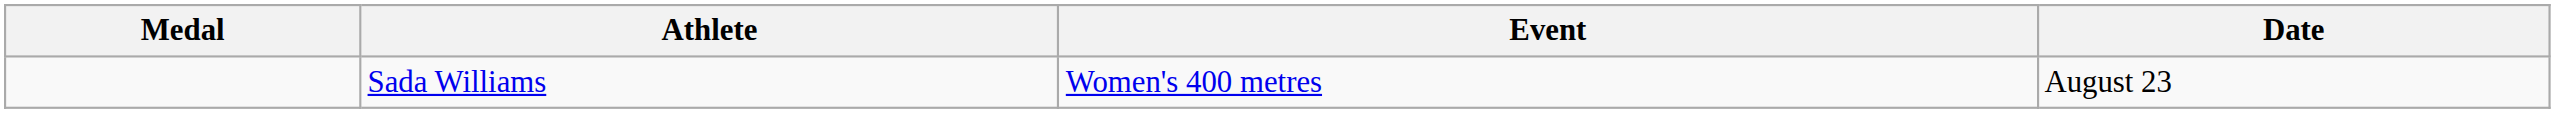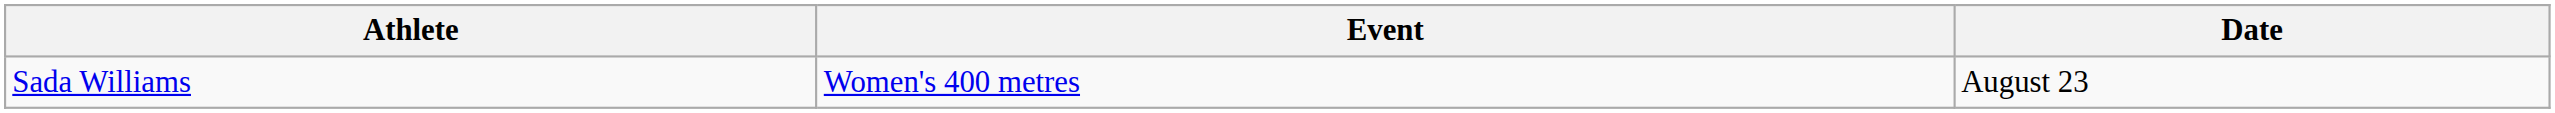- column: (183, 30)
